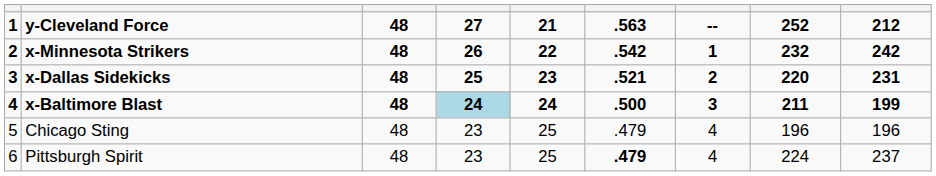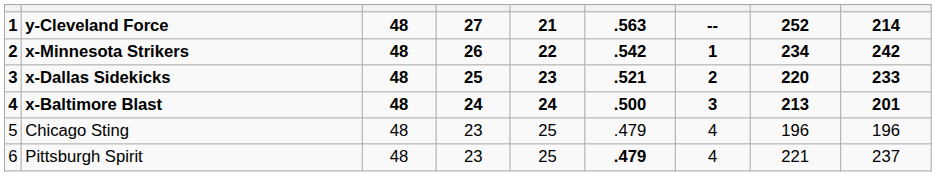(886, 25) 212 -> (886, 25) 214
(795, 51) 232 -> (795, 51) 234
(886, 78) 231 -> (886, 78) 233
(473, 104) lightblue background -> (473, 104) no background
(795, 104) 211 -> (795, 104) 213
(886, 104) 199 -> (886, 104) 201
(795, 157) 224 -> (795, 157) 221
